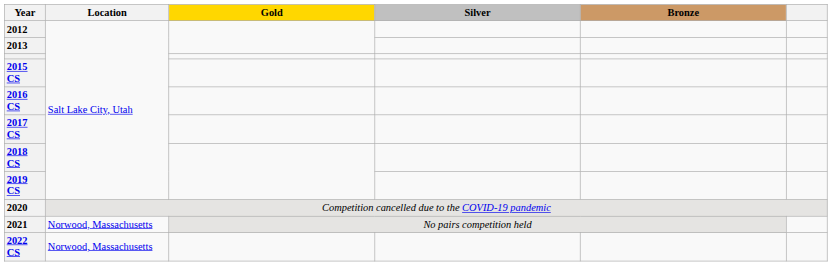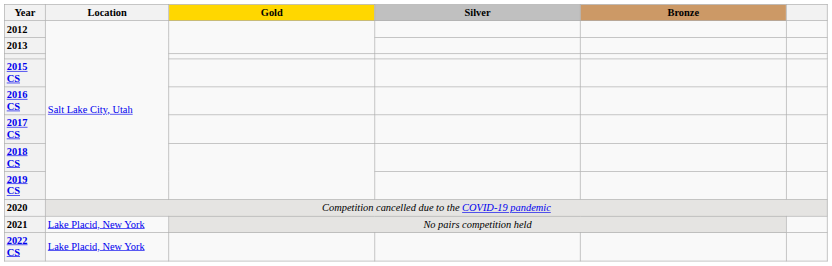(100, 224) Norwood, Massachusetts -> (96, 224) Lake Placid, New York
(100, 246) Norwood, Massachusetts -> (96, 246) Lake Placid, New York
